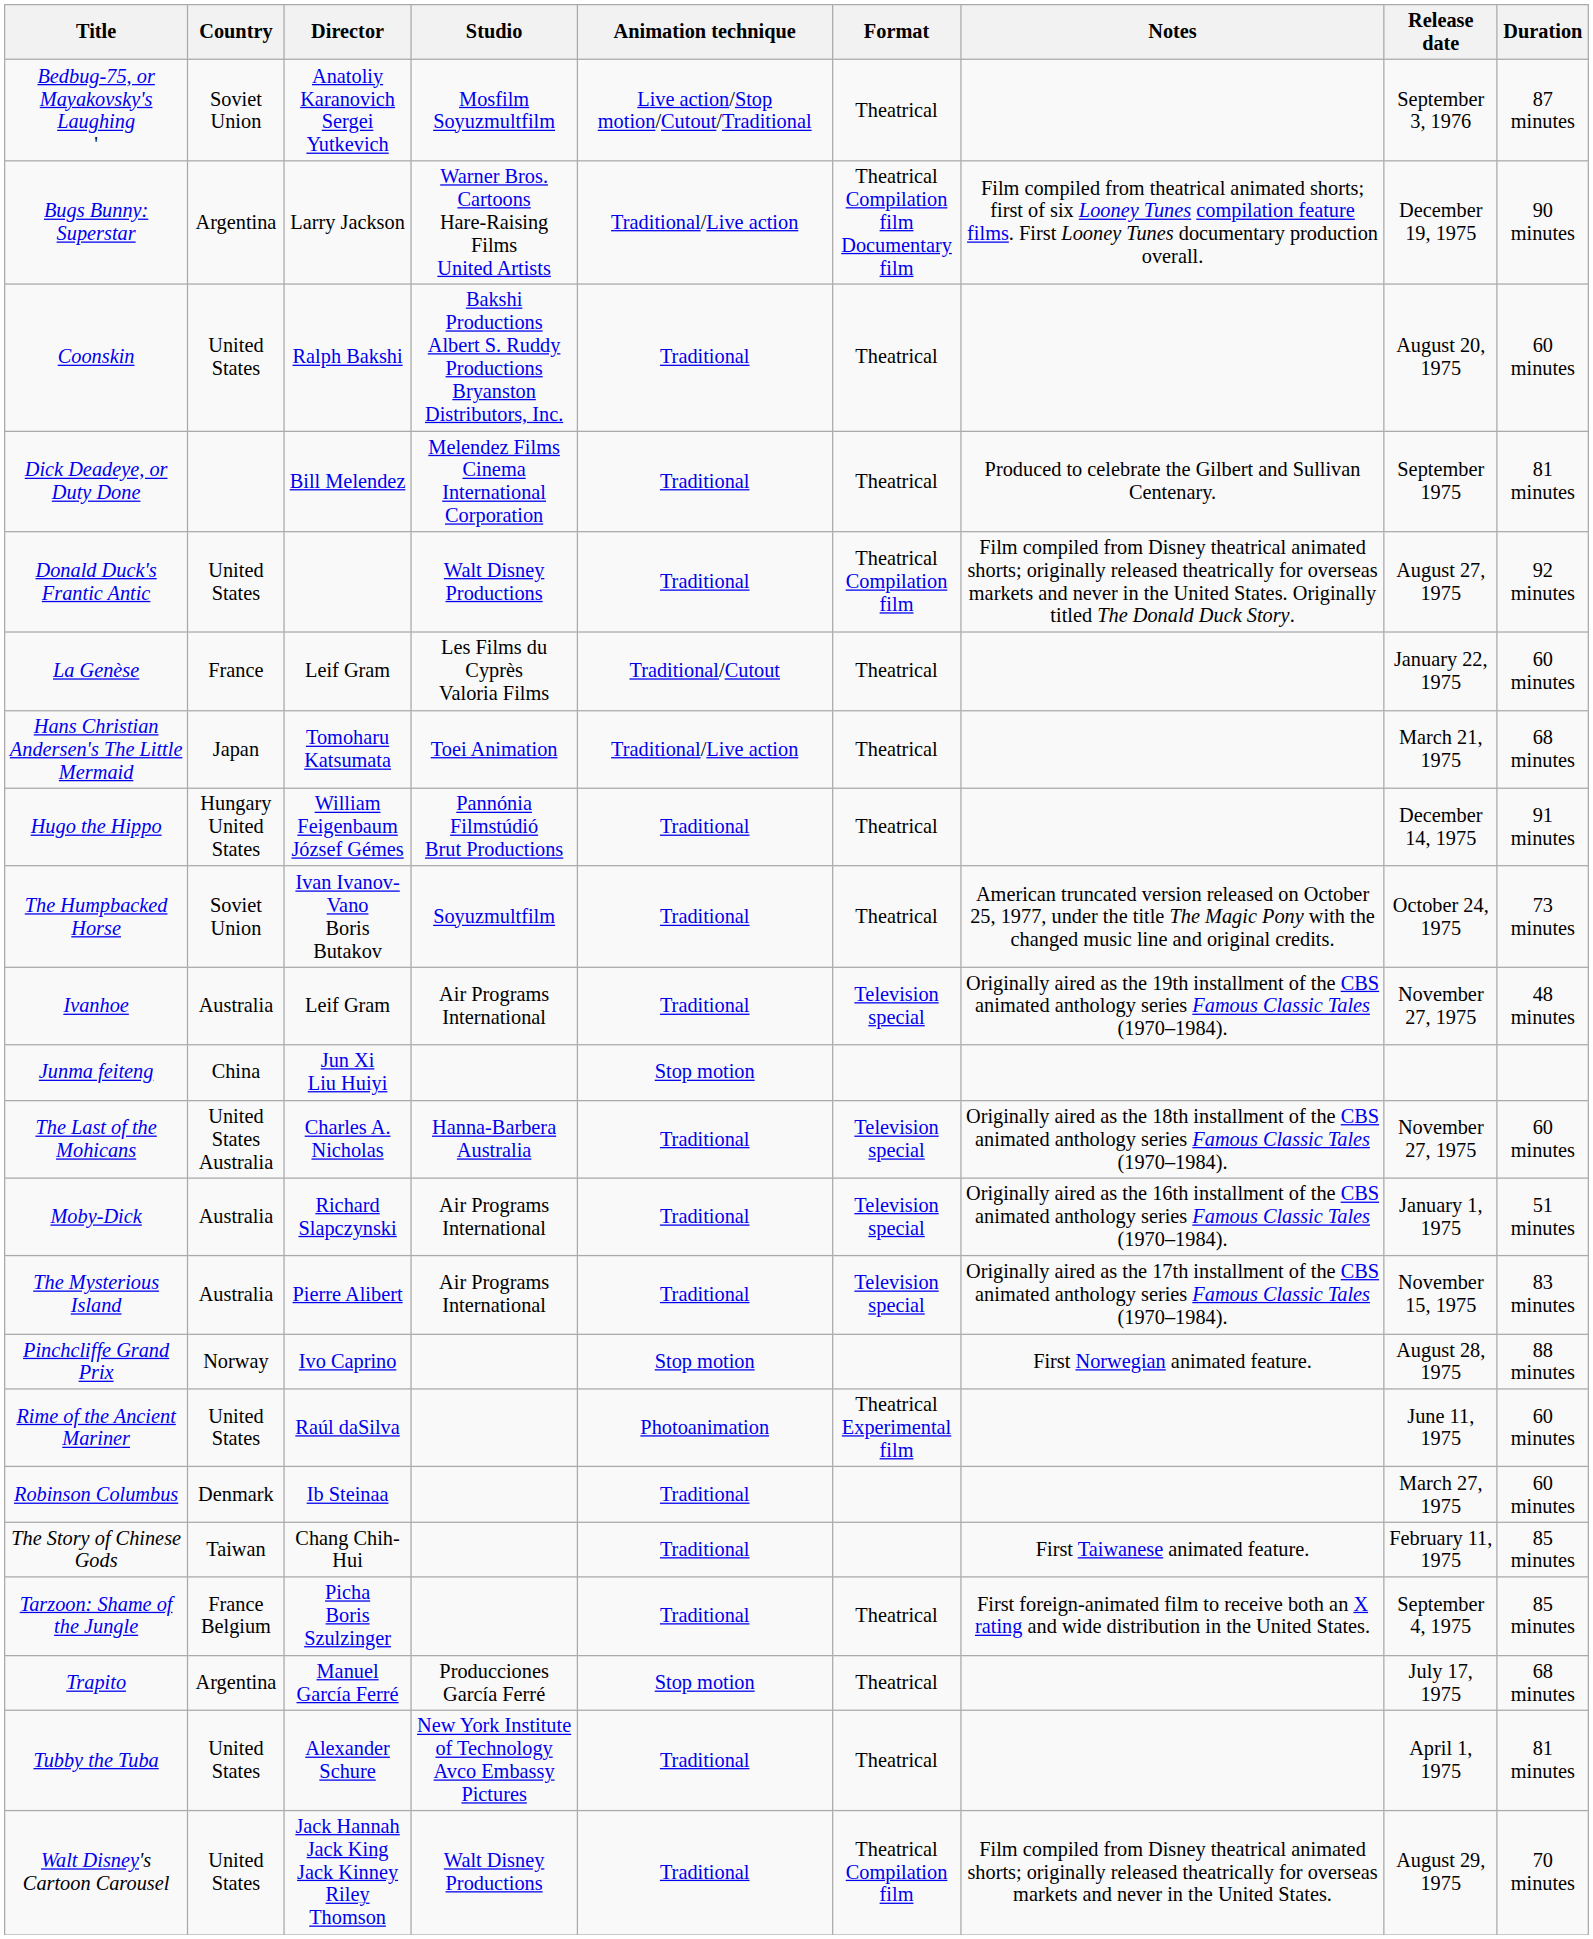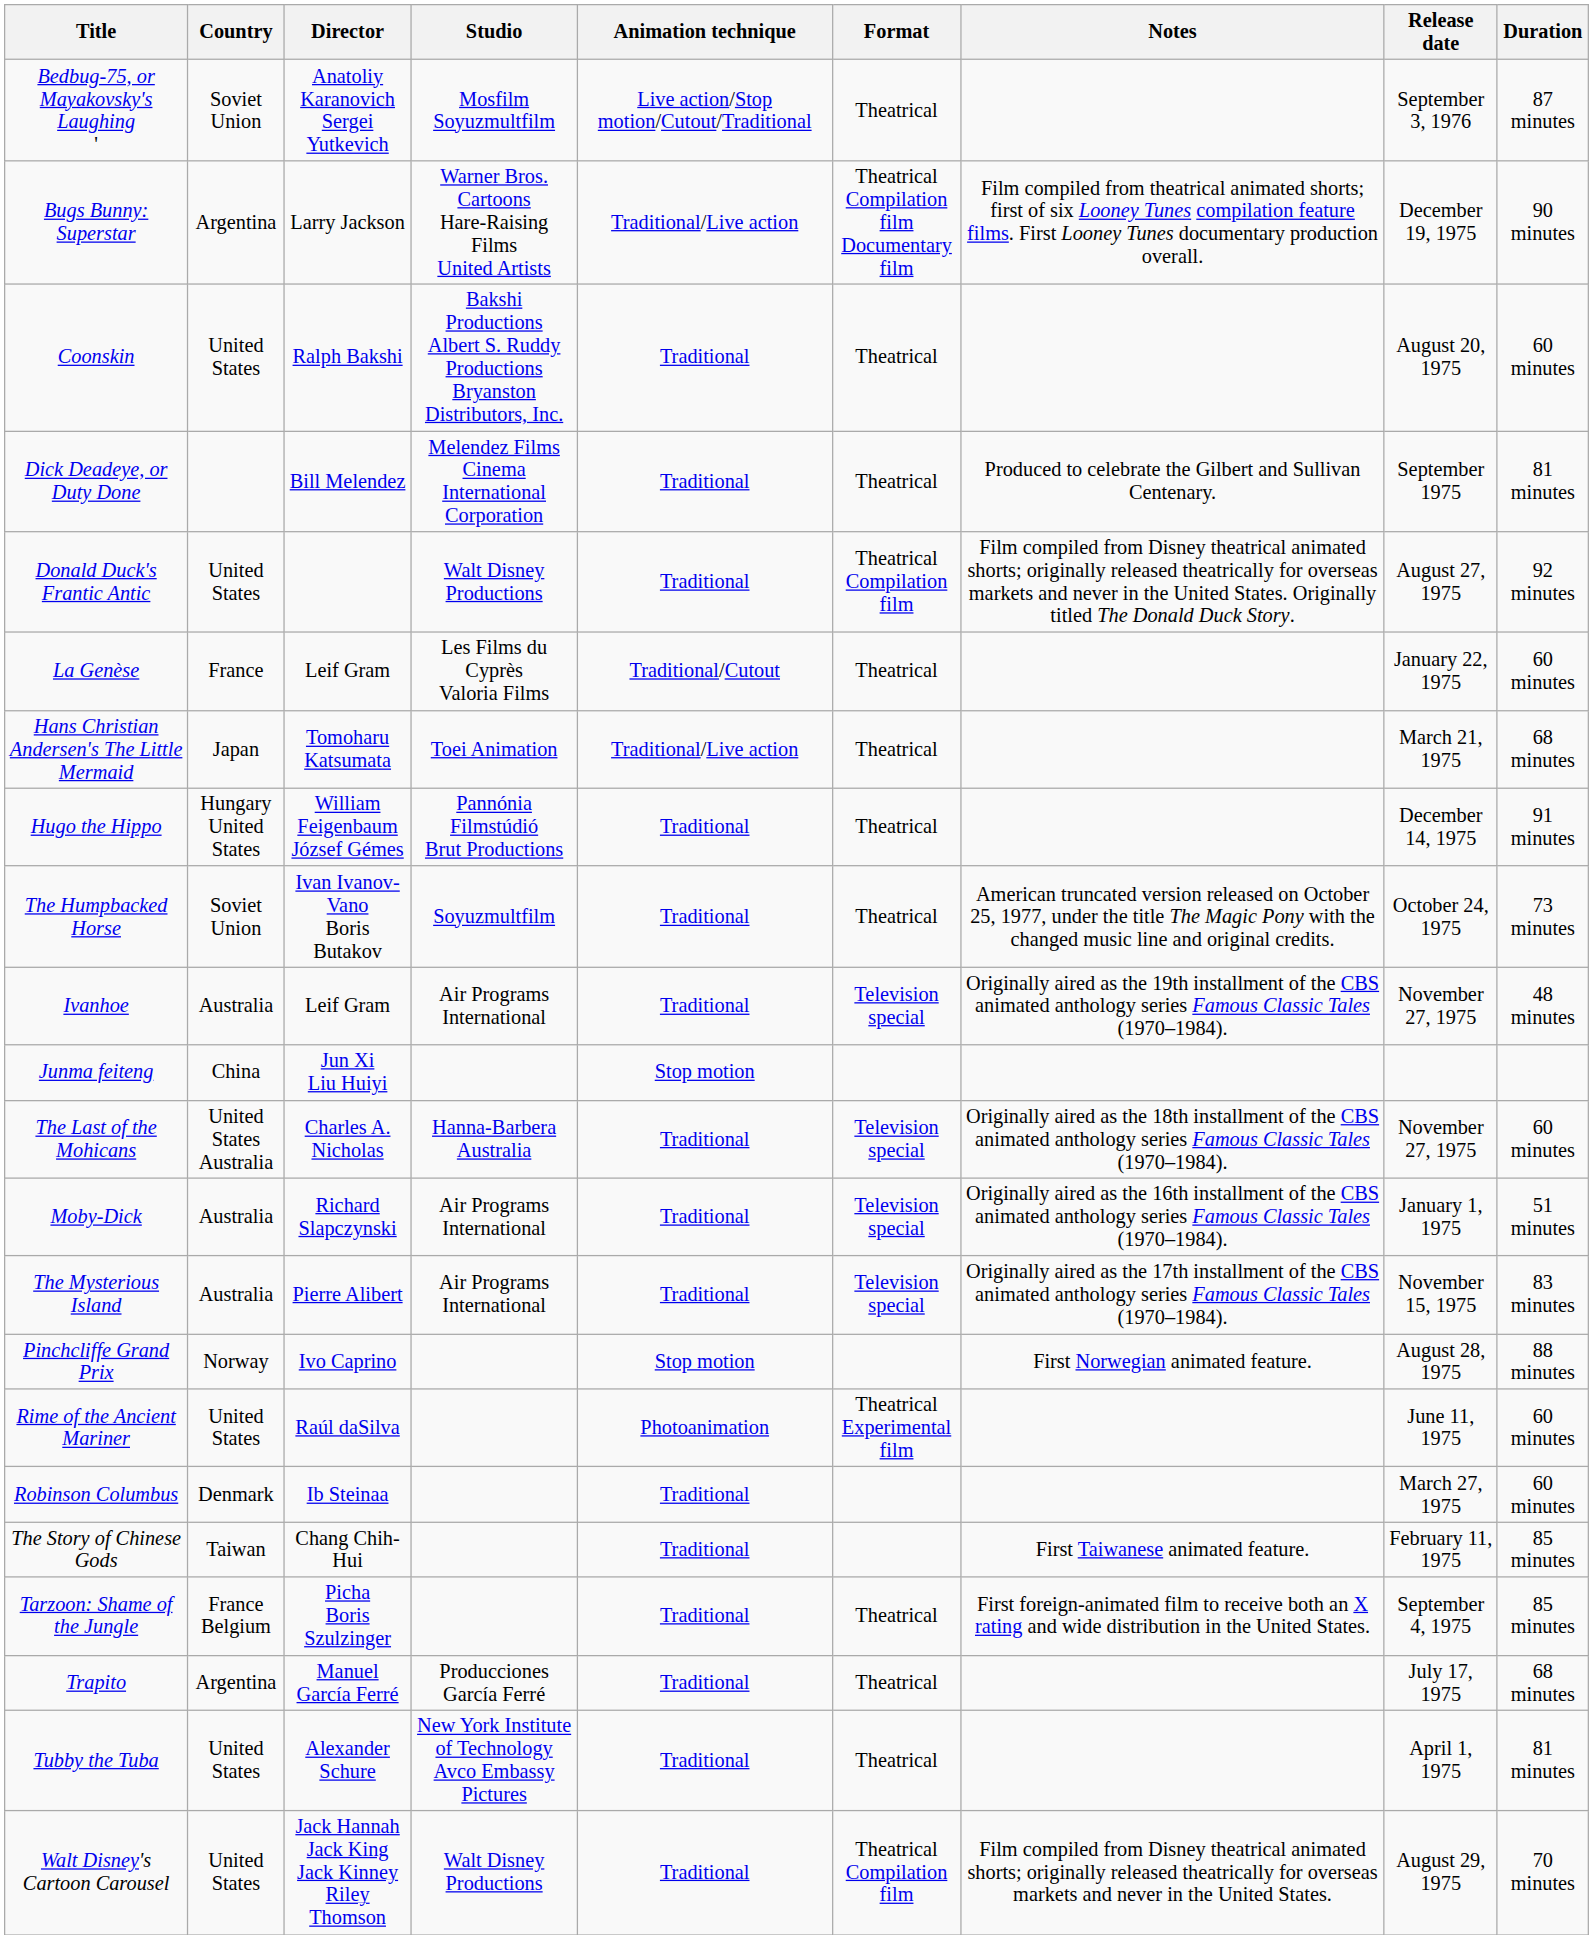(705, 1682) Stop motion -> (705, 1682) Traditional
